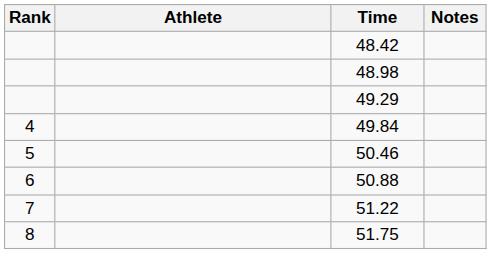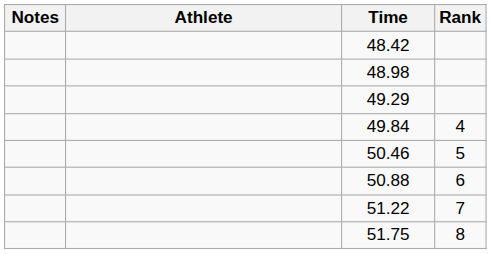columns swapped: (30, 18) <-> (455, 18)
